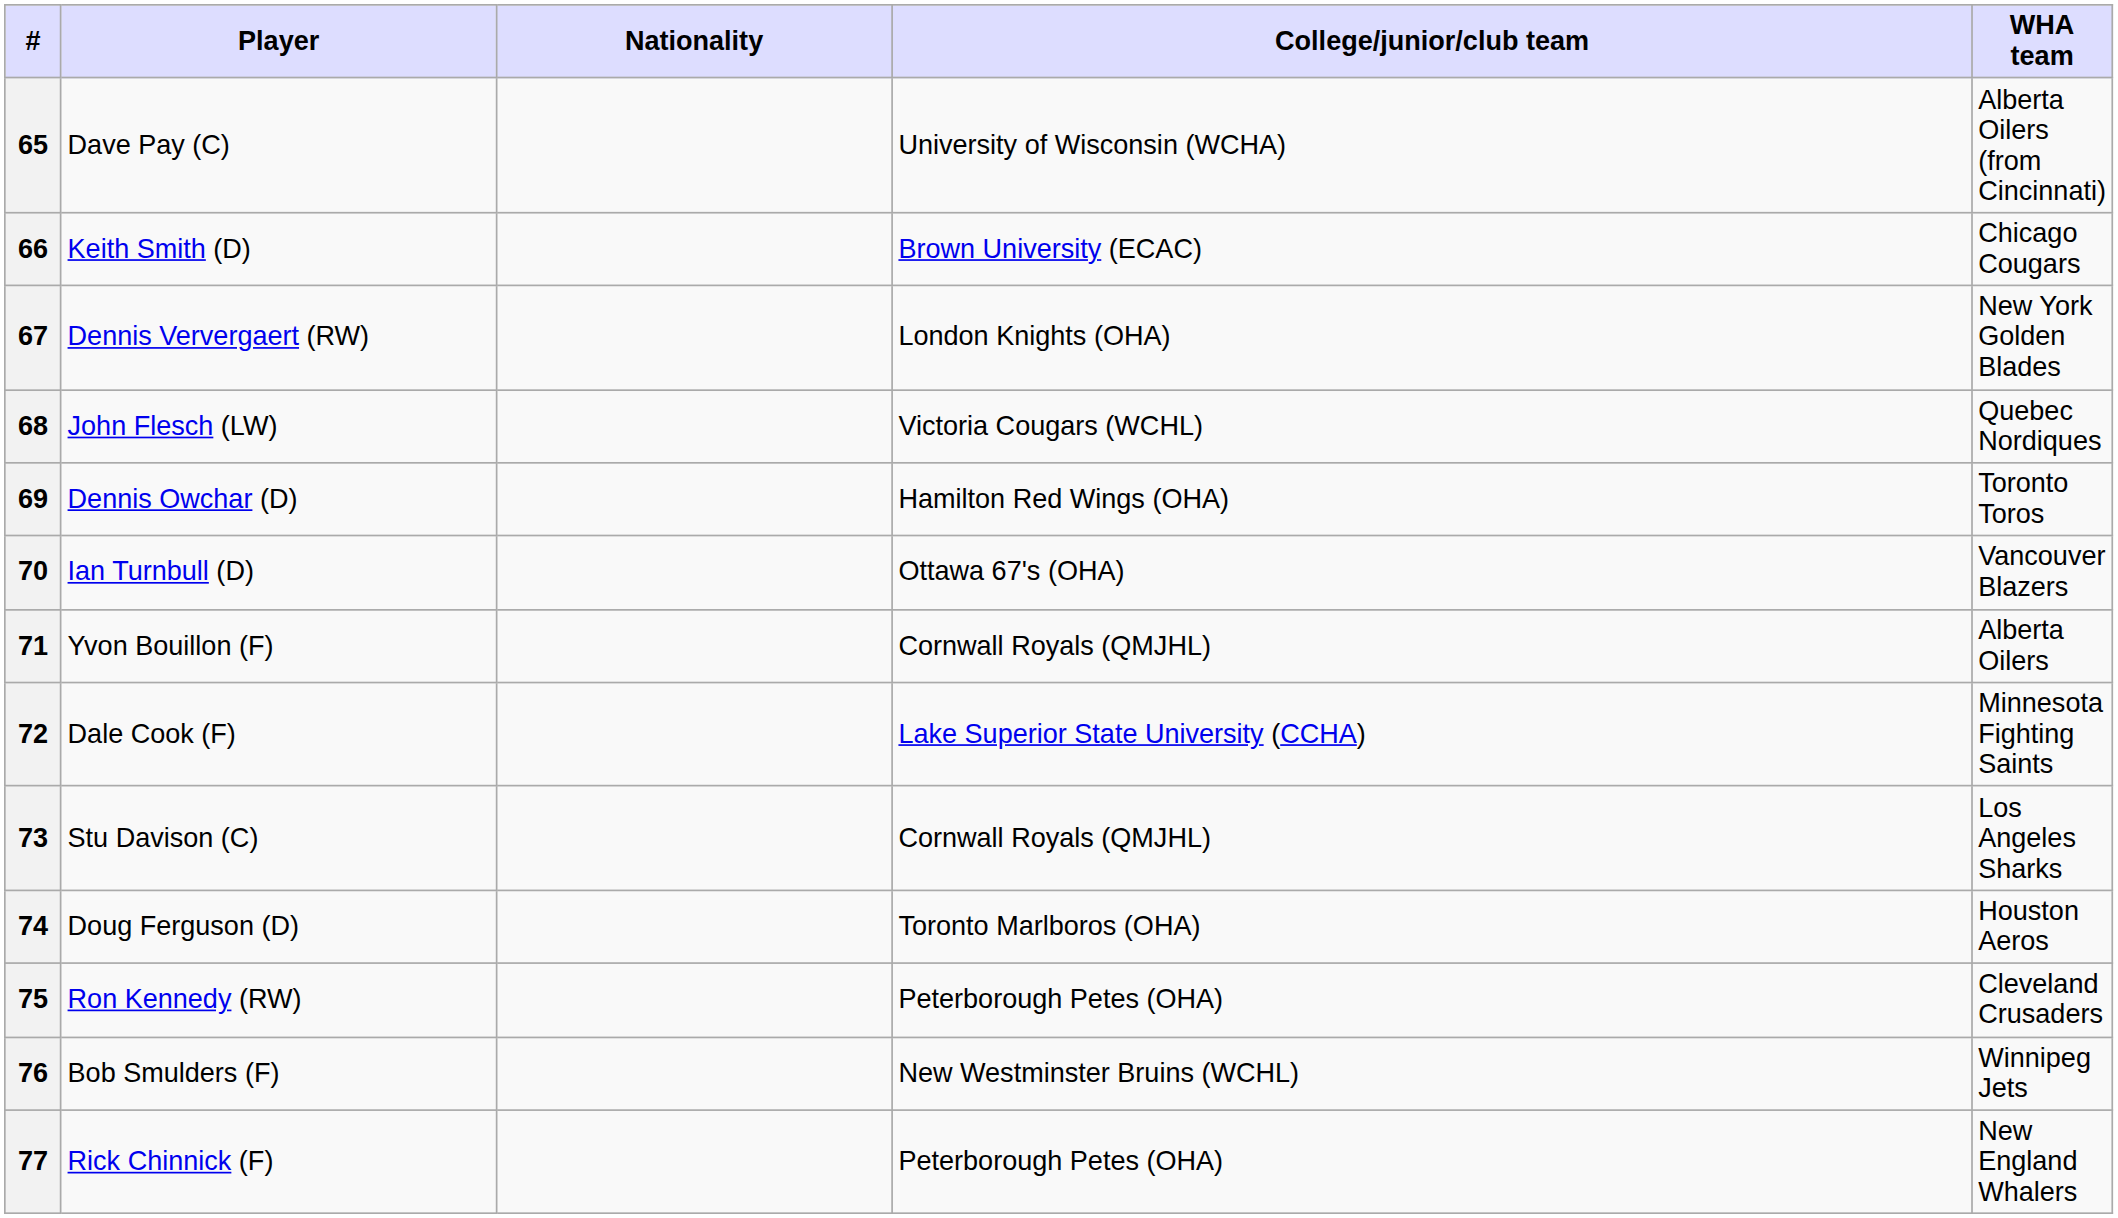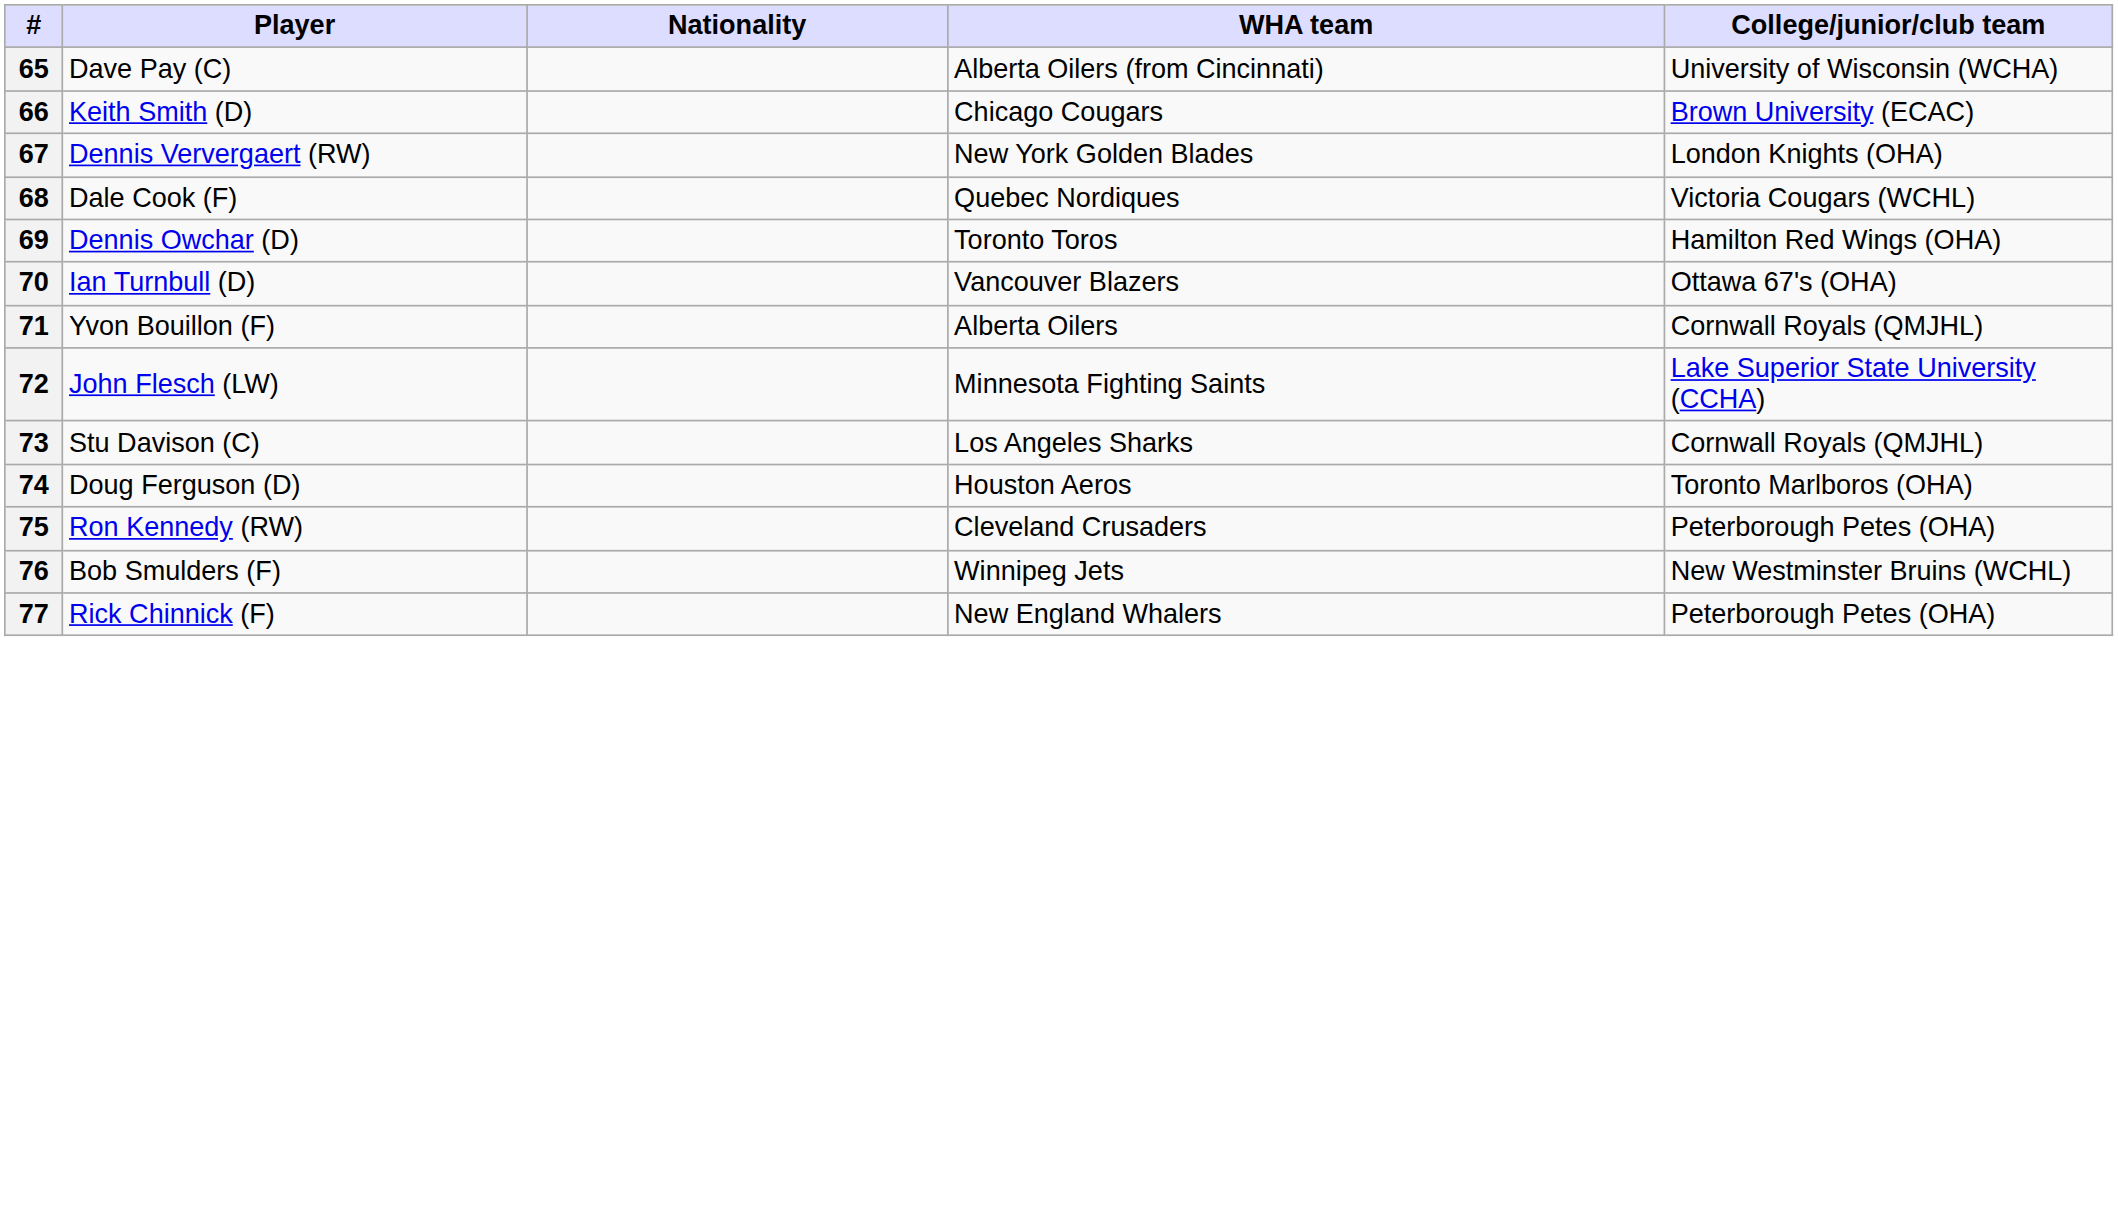columns swapped: (2042, 41) <-> (1432, 41)
(172, 425) John Flesch (LW) -> (153, 197) Dale Cook (F)
(152, 734) Dale Cook (F) -> (174, 384) John Flesch (LW)
